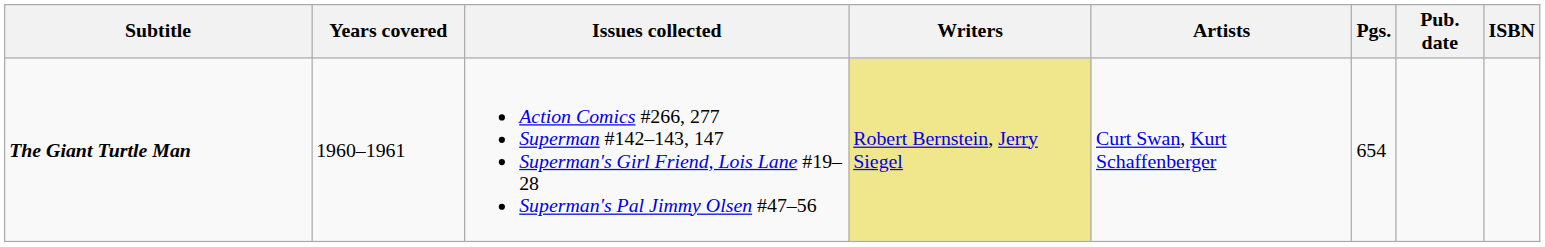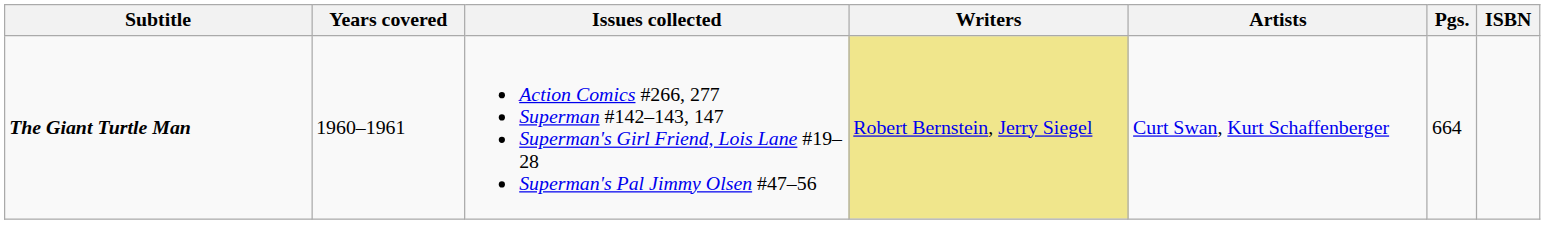- column: (1440, 31)
(1371, 149) 654 -> (1447, 127) 664
